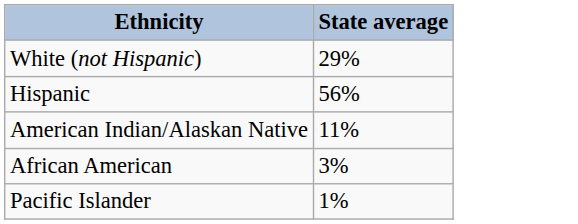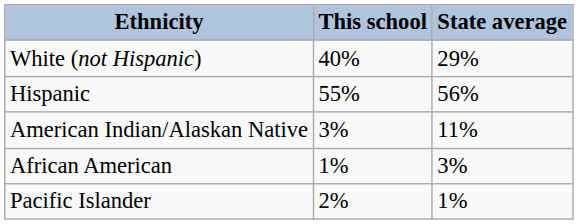+ column: (373, 22)
